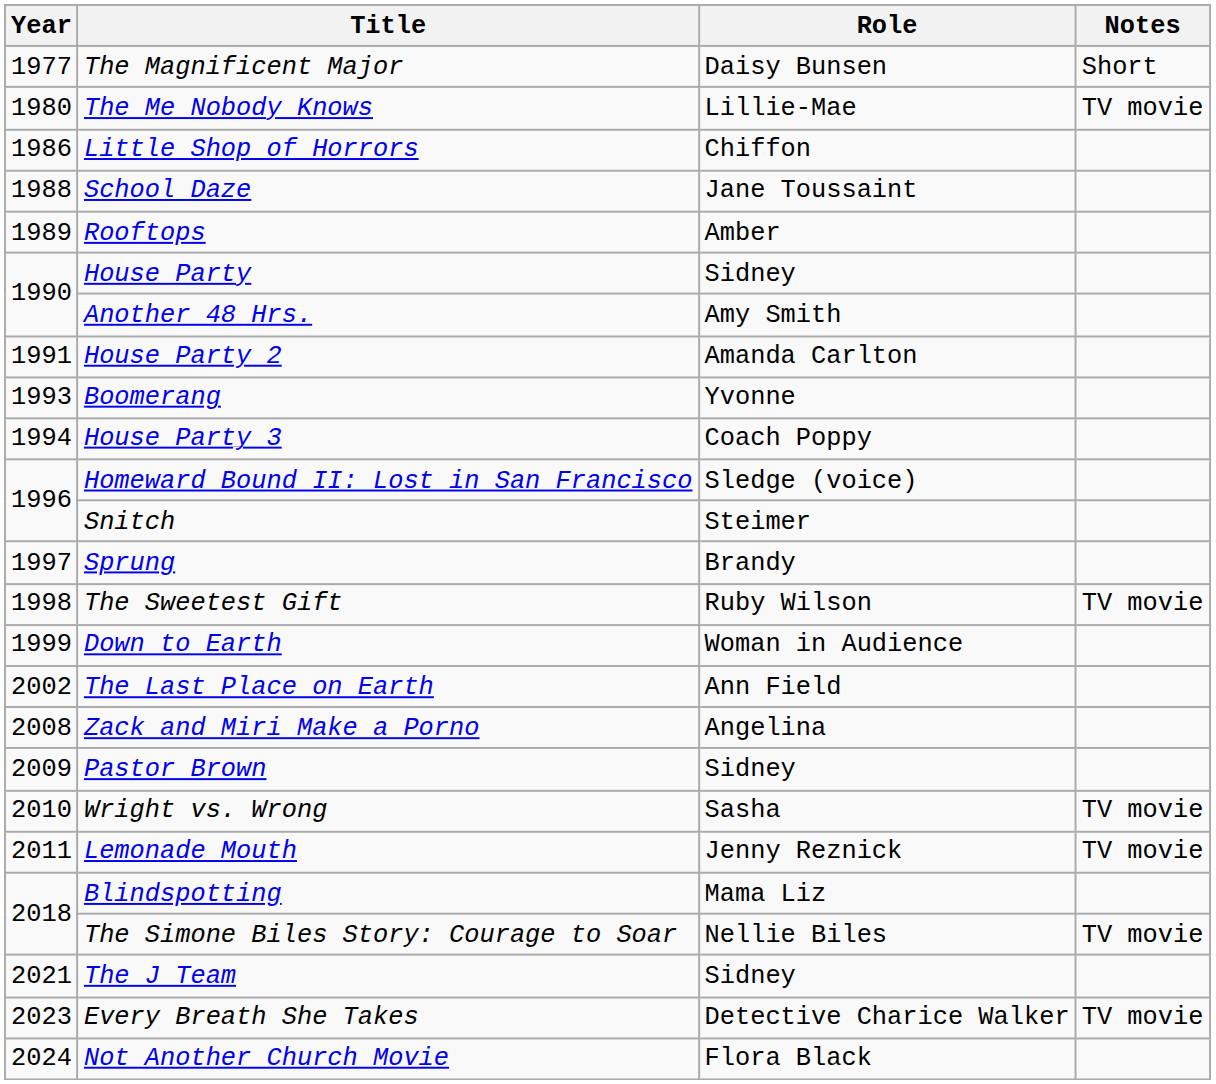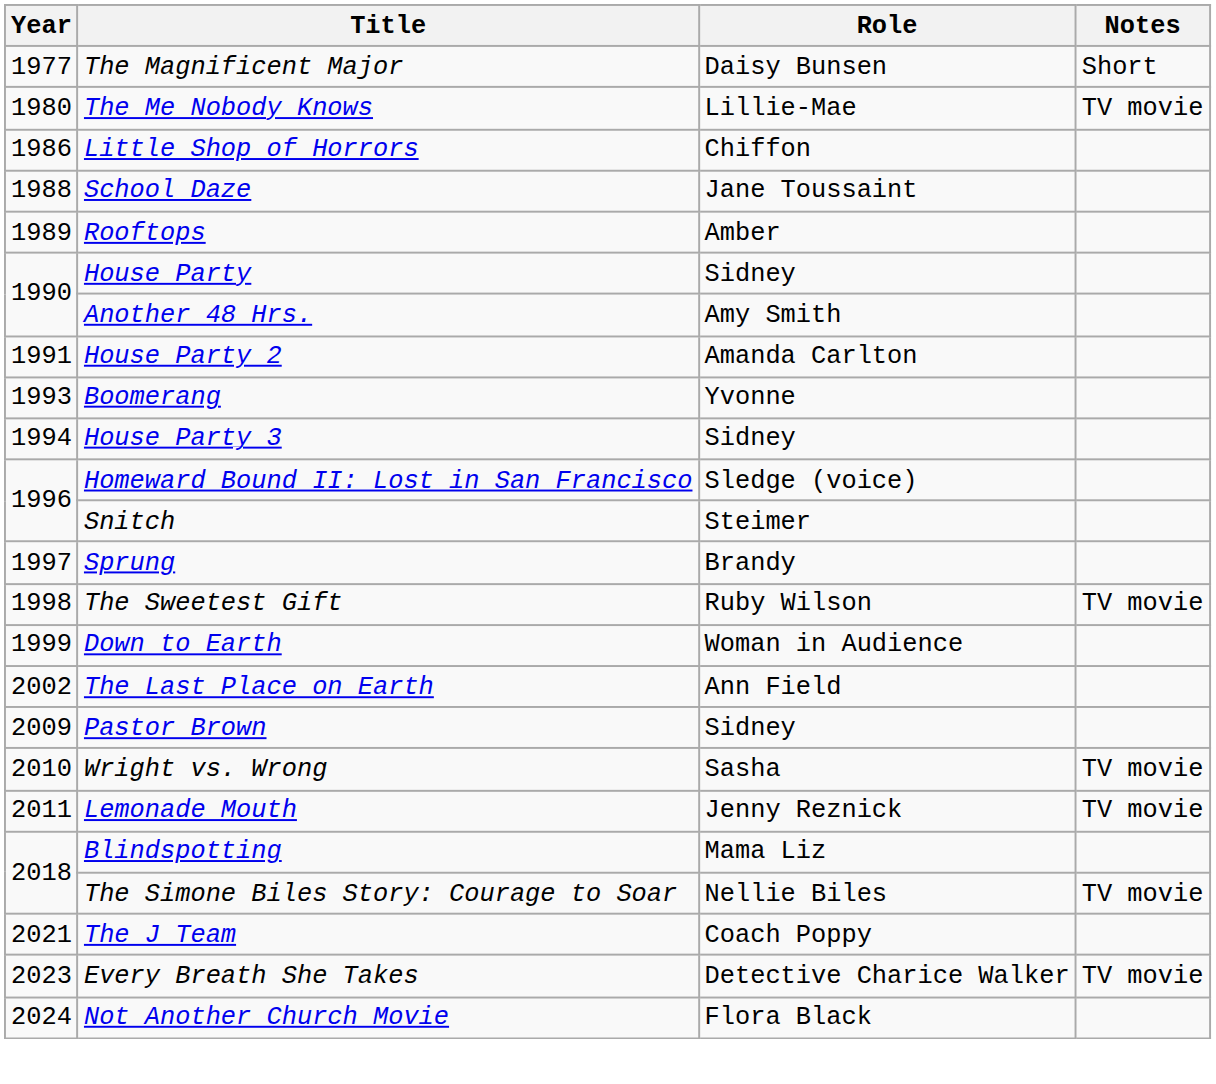(788, 439) Coach Poppy -> (750, 439) Sidney
- row: (282, 728)
(750, 976) Sidney -> (788, 935) Coach Poppy
